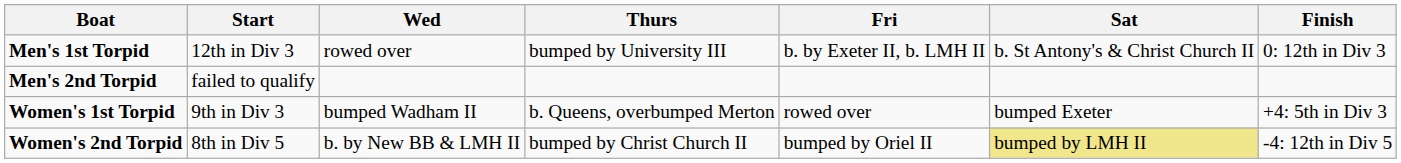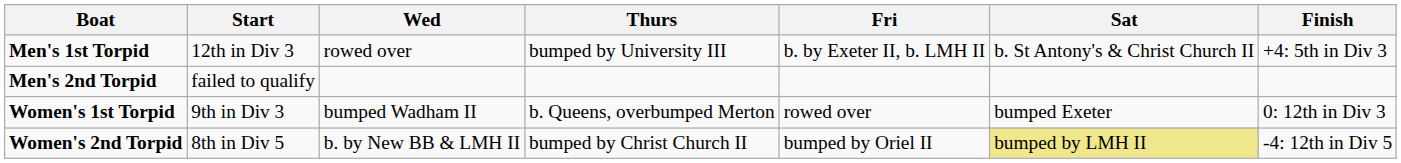(1324, 50) 0: 12th in Div 3 -> (1325, 50) +4: 5th in Div 3
(1325, 111) +4: 5th in Div 3 -> (1324, 111) 0: 12th in Div 3
